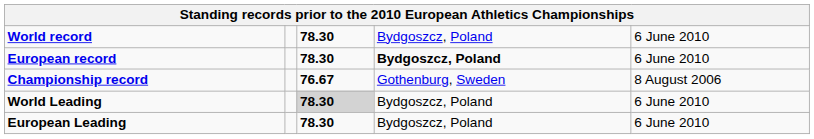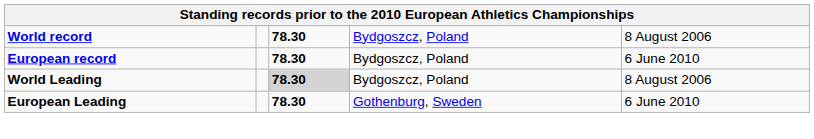(672, 36) 6 June 2010 -> (668, 36) 8 August 2006
(439, 58) bold -> (411, 58) normal
- row: (78, 79)
(672, 101) 6 June 2010 -> (668, 79) 8 August 2006
(435, 123) Bydgoszcz, Poland -> (417, 101) Gothenburg, Sweden
